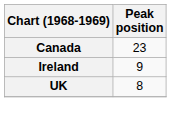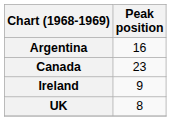+ row: (59, 47)
